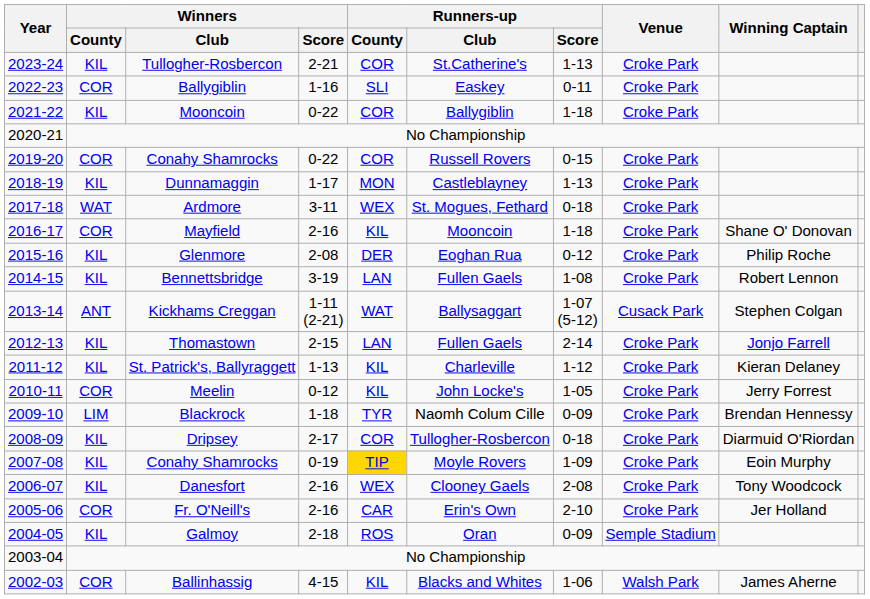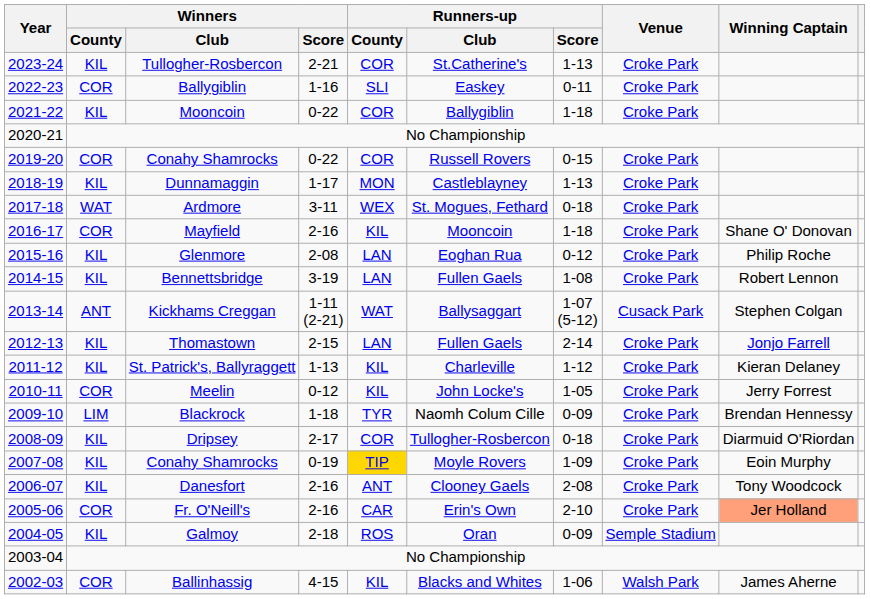(377, 254) DER -> (377, 254) LAN
(377, 486) WEX -> (377, 486) ANT
(789, 510) no background -> (789, 510) lightsalmon background
